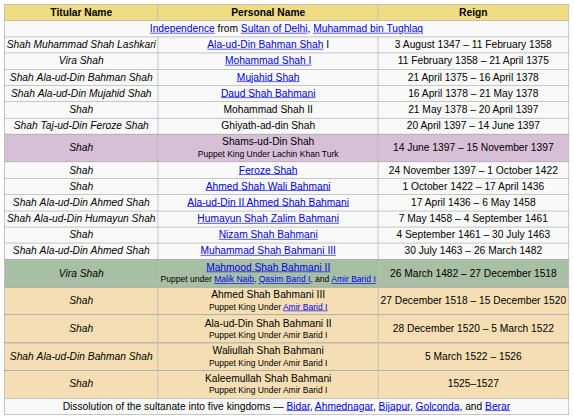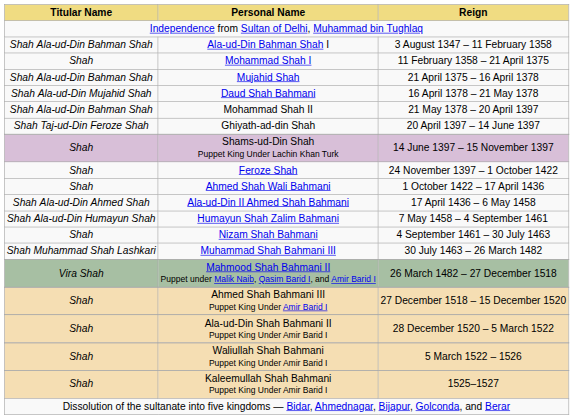(81, 45) Shah Muhammad Shah Lashkari -> (81, 45) Shah Ala-ud-Din Bahman Shah
(81, 61) Vira Shah -> (81, 61) Shah
(81, 110) Shah -> (81, 110) Shah Ala-ud-Din Bahman Shah
(81, 251) Shah Ala-ud-Din Ahmed Shah -> (81, 251) Shah Muhammad Shah Lashkari
(81, 356) Shah Ala-ud-Din Bahman Shah -> (81, 356) Shah
